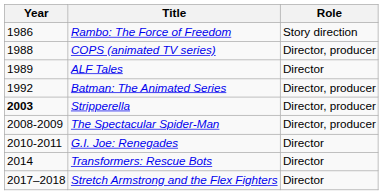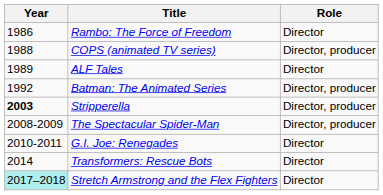(320, 32) Story direction -> (303, 32) Director
(36, 180) no background -> (36, 180) paleturquoise background
